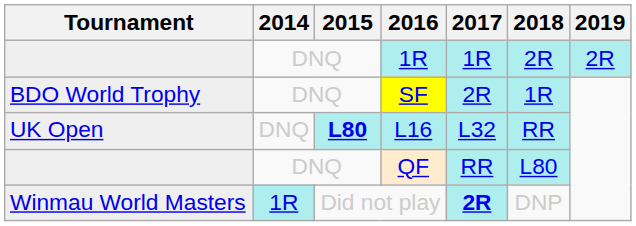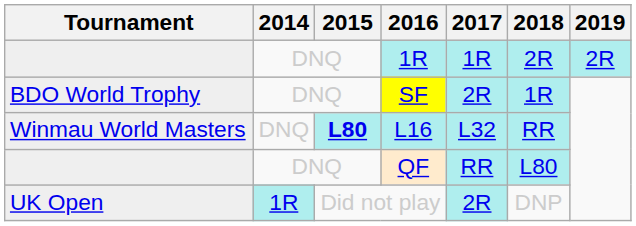(57, 130) UK Open -> (128, 130) Winmau World Masters
(128, 202) Winmau World Masters -> (57, 202) UK Open
(477, 202) bold -> (477, 202) normal
